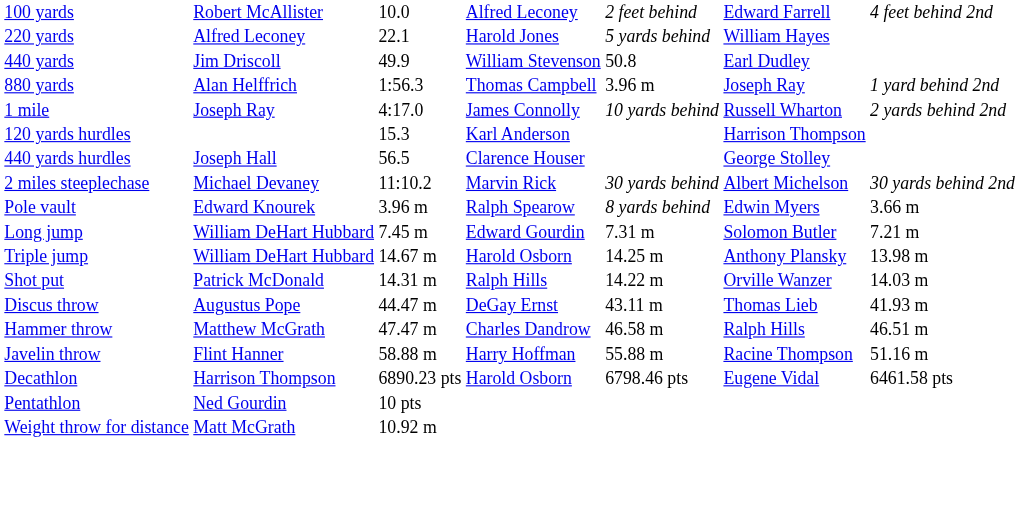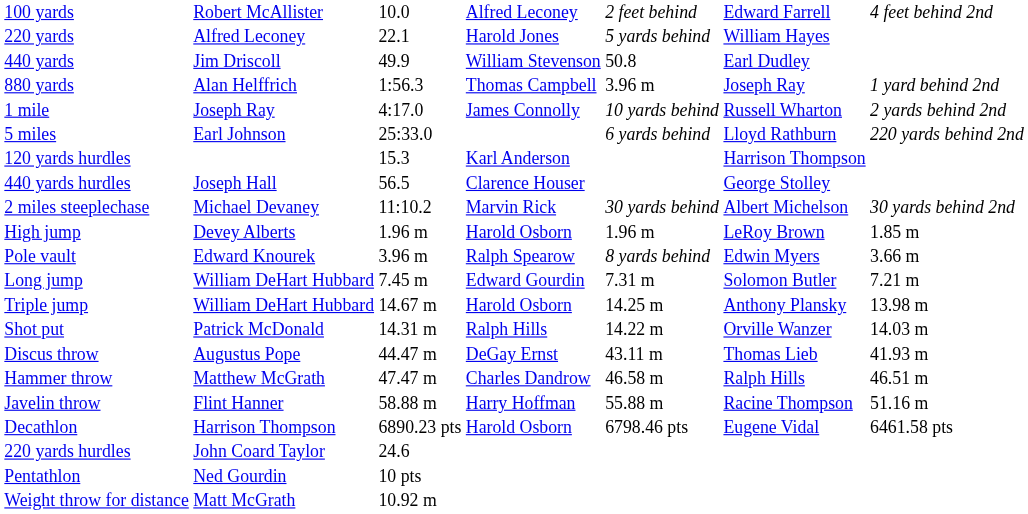+ row: (30, 134)
+ row: (43, 232)
+ row: (67, 451)
